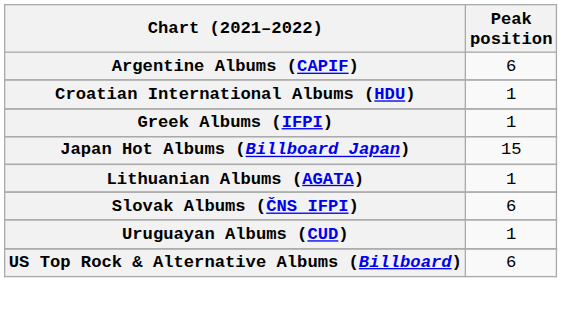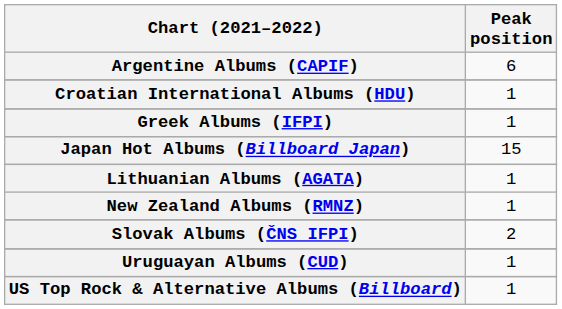+ row: (235, 206)
(511, 206) 6 -> (511, 234) 2
(511, 262) 6 -> (511, 290) 1
